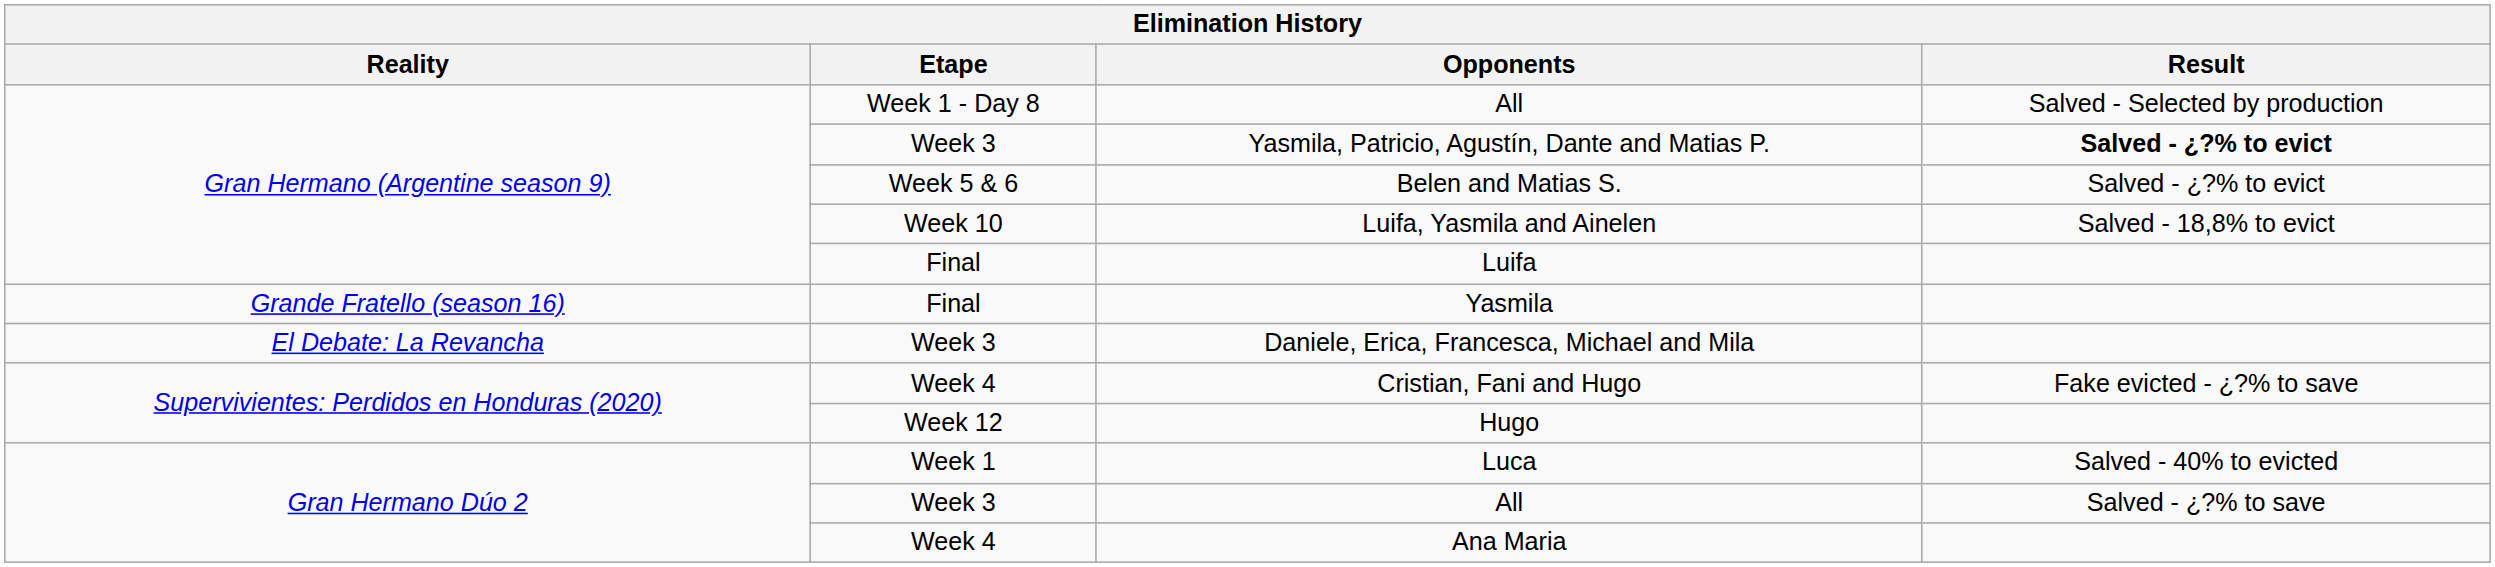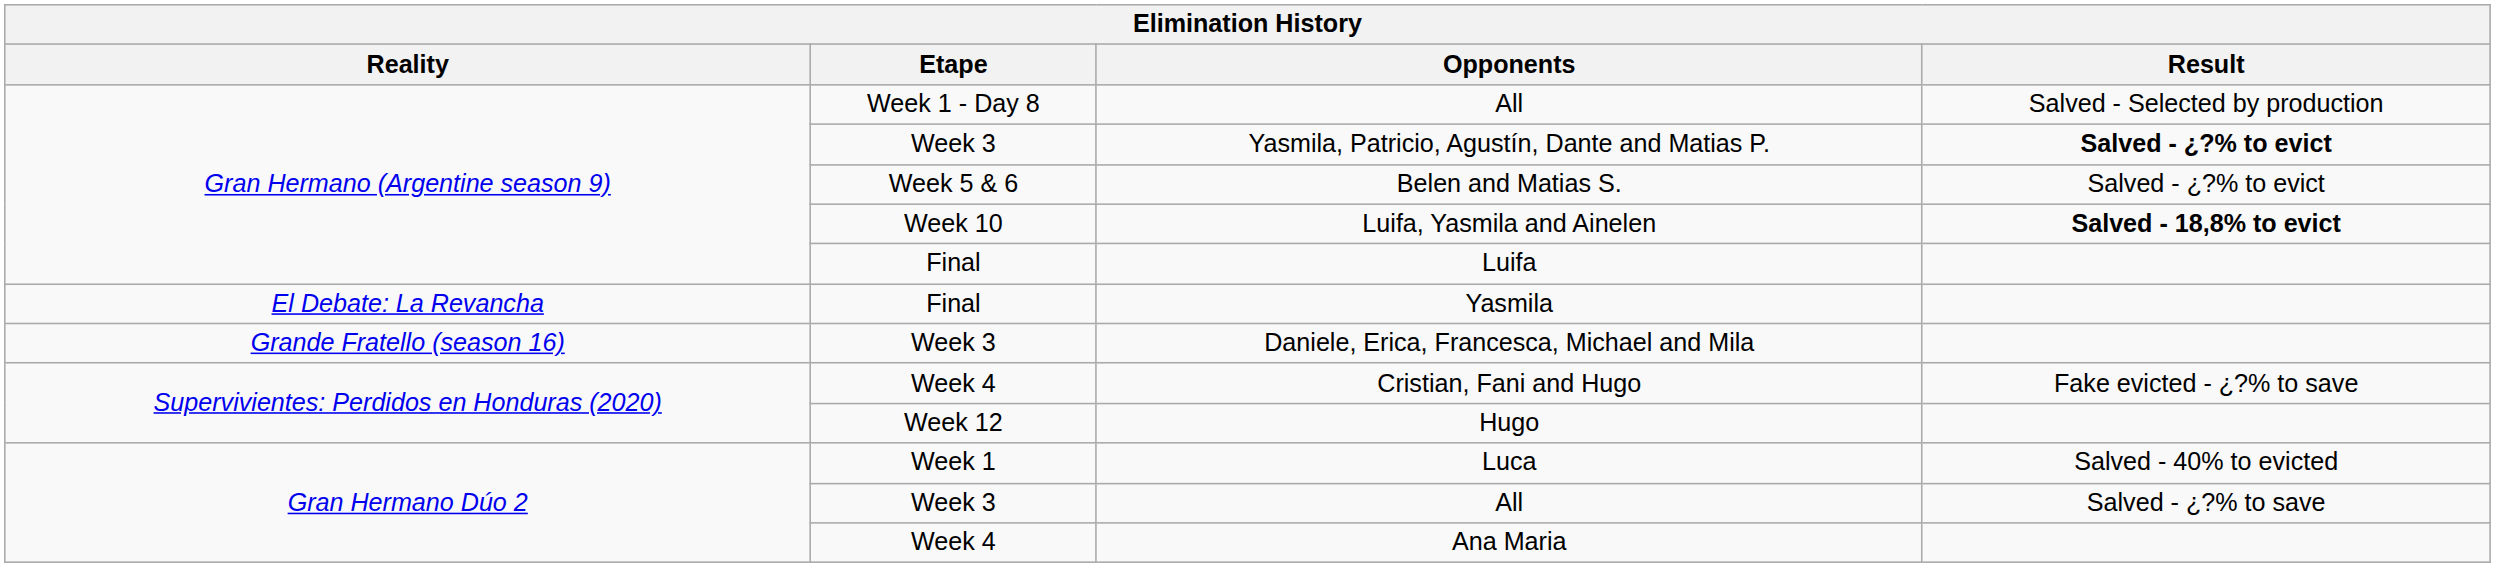(2206, 223) normal -> (2206, 223) bold
(408, 303) Grande Fratello (season 16) -> (408, 303) El Debate: La Revancha
(408, 343) El Debate: La Revancha -> (408, 343) Grande Fratello (season 16)
